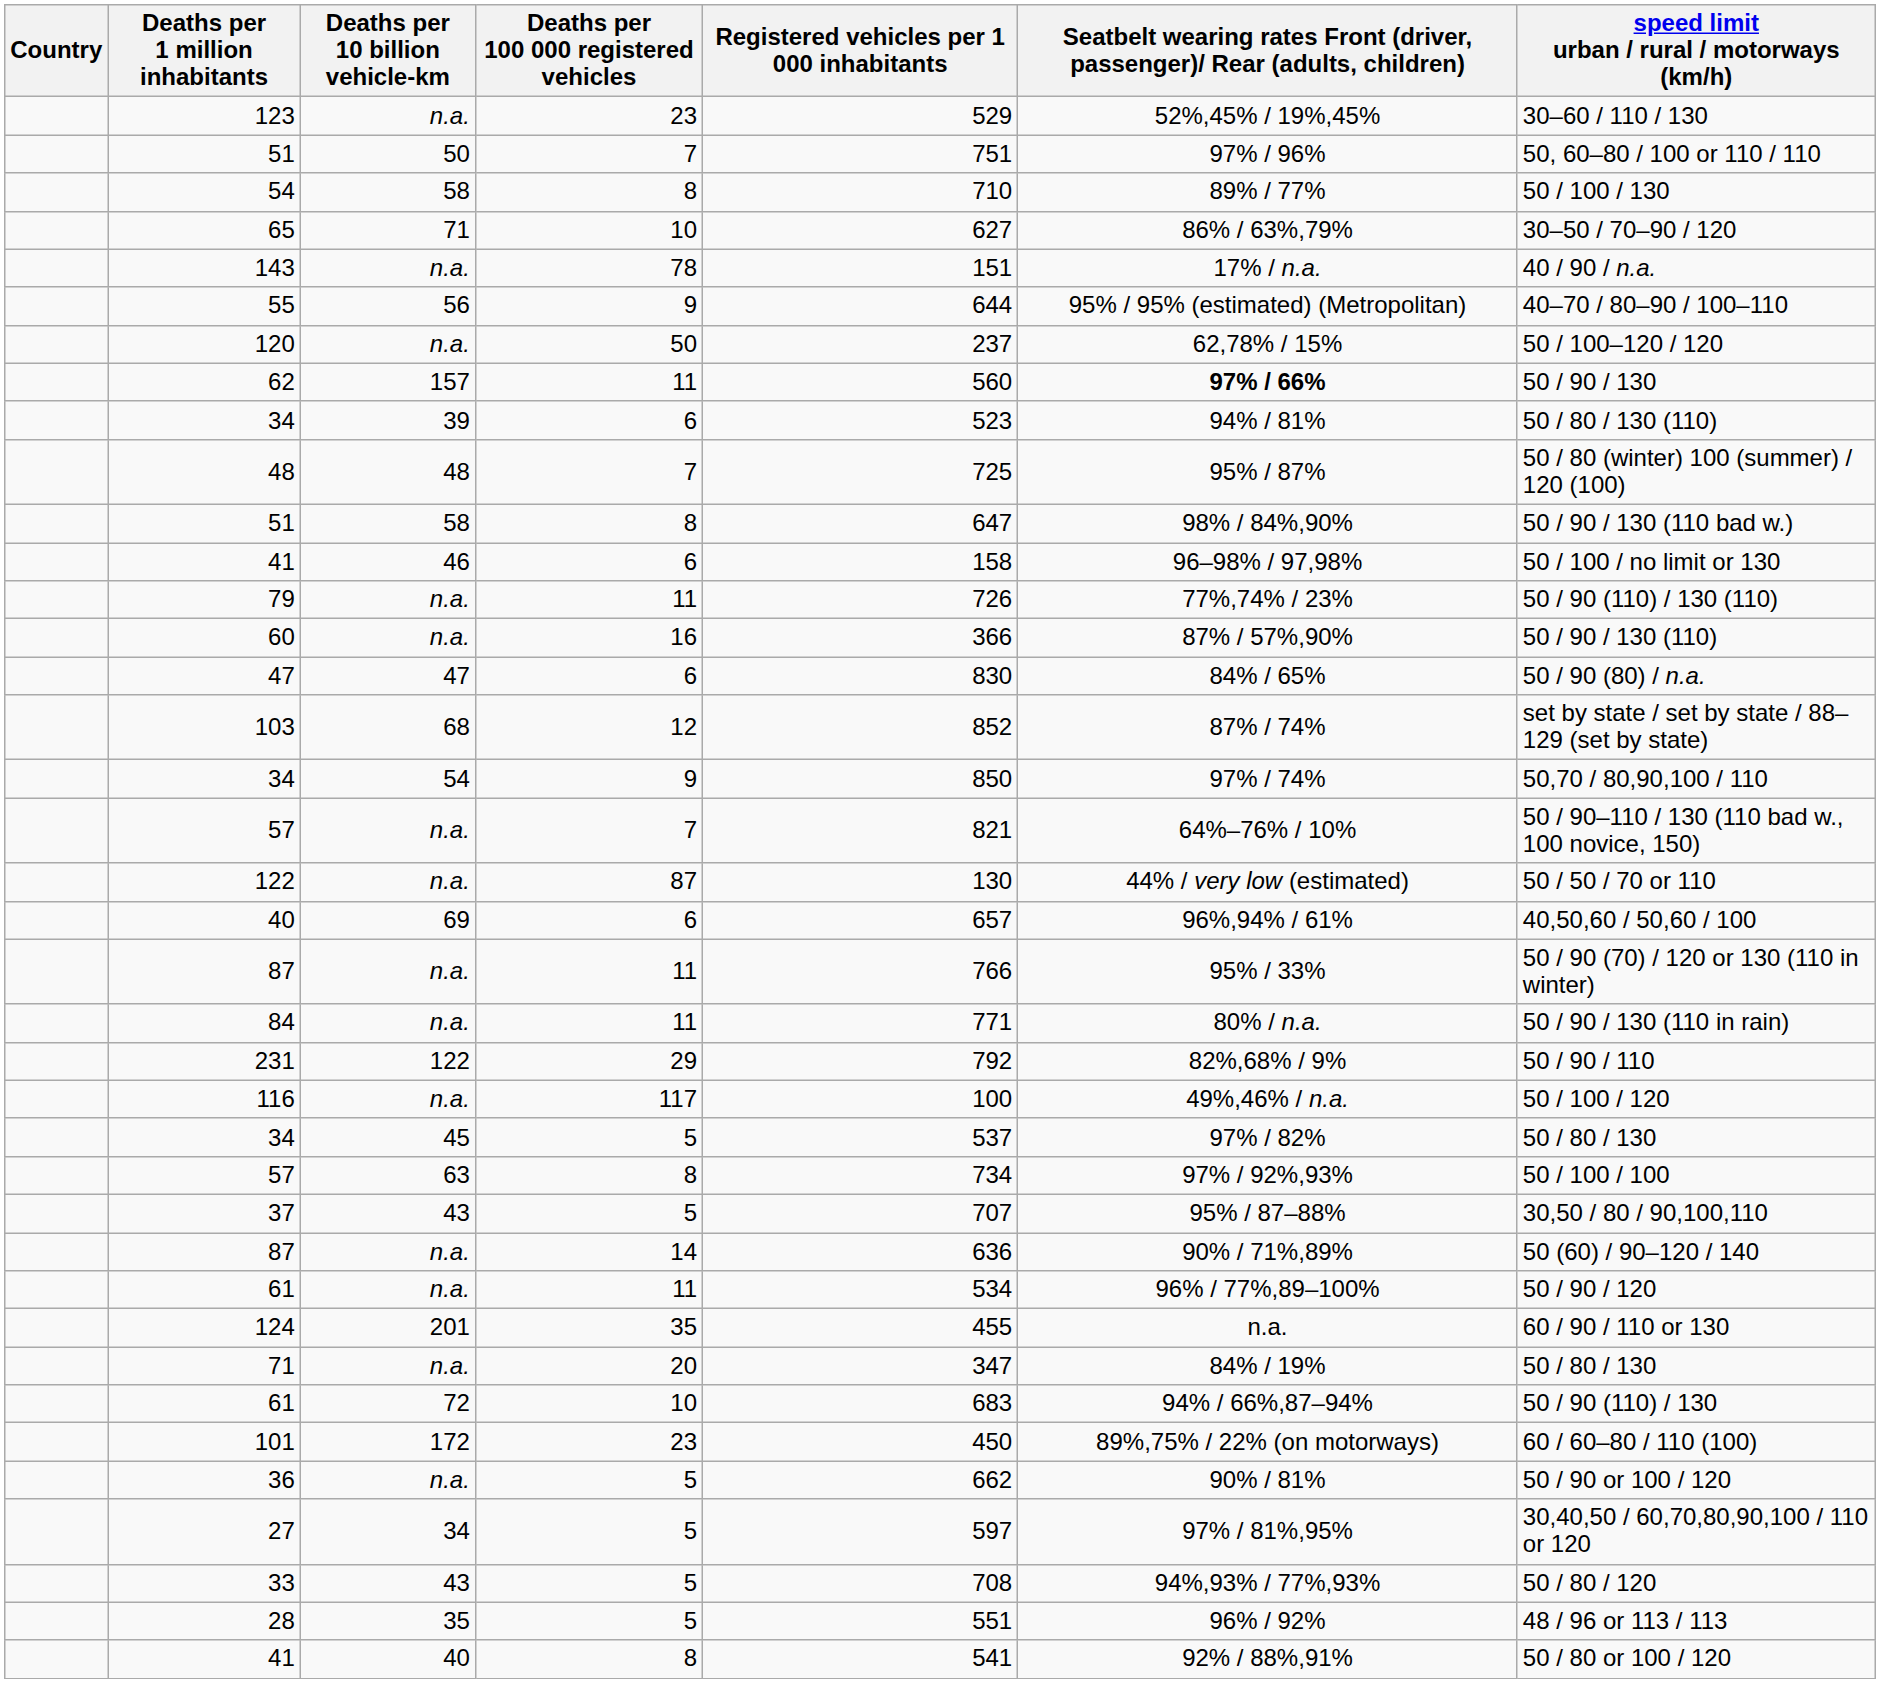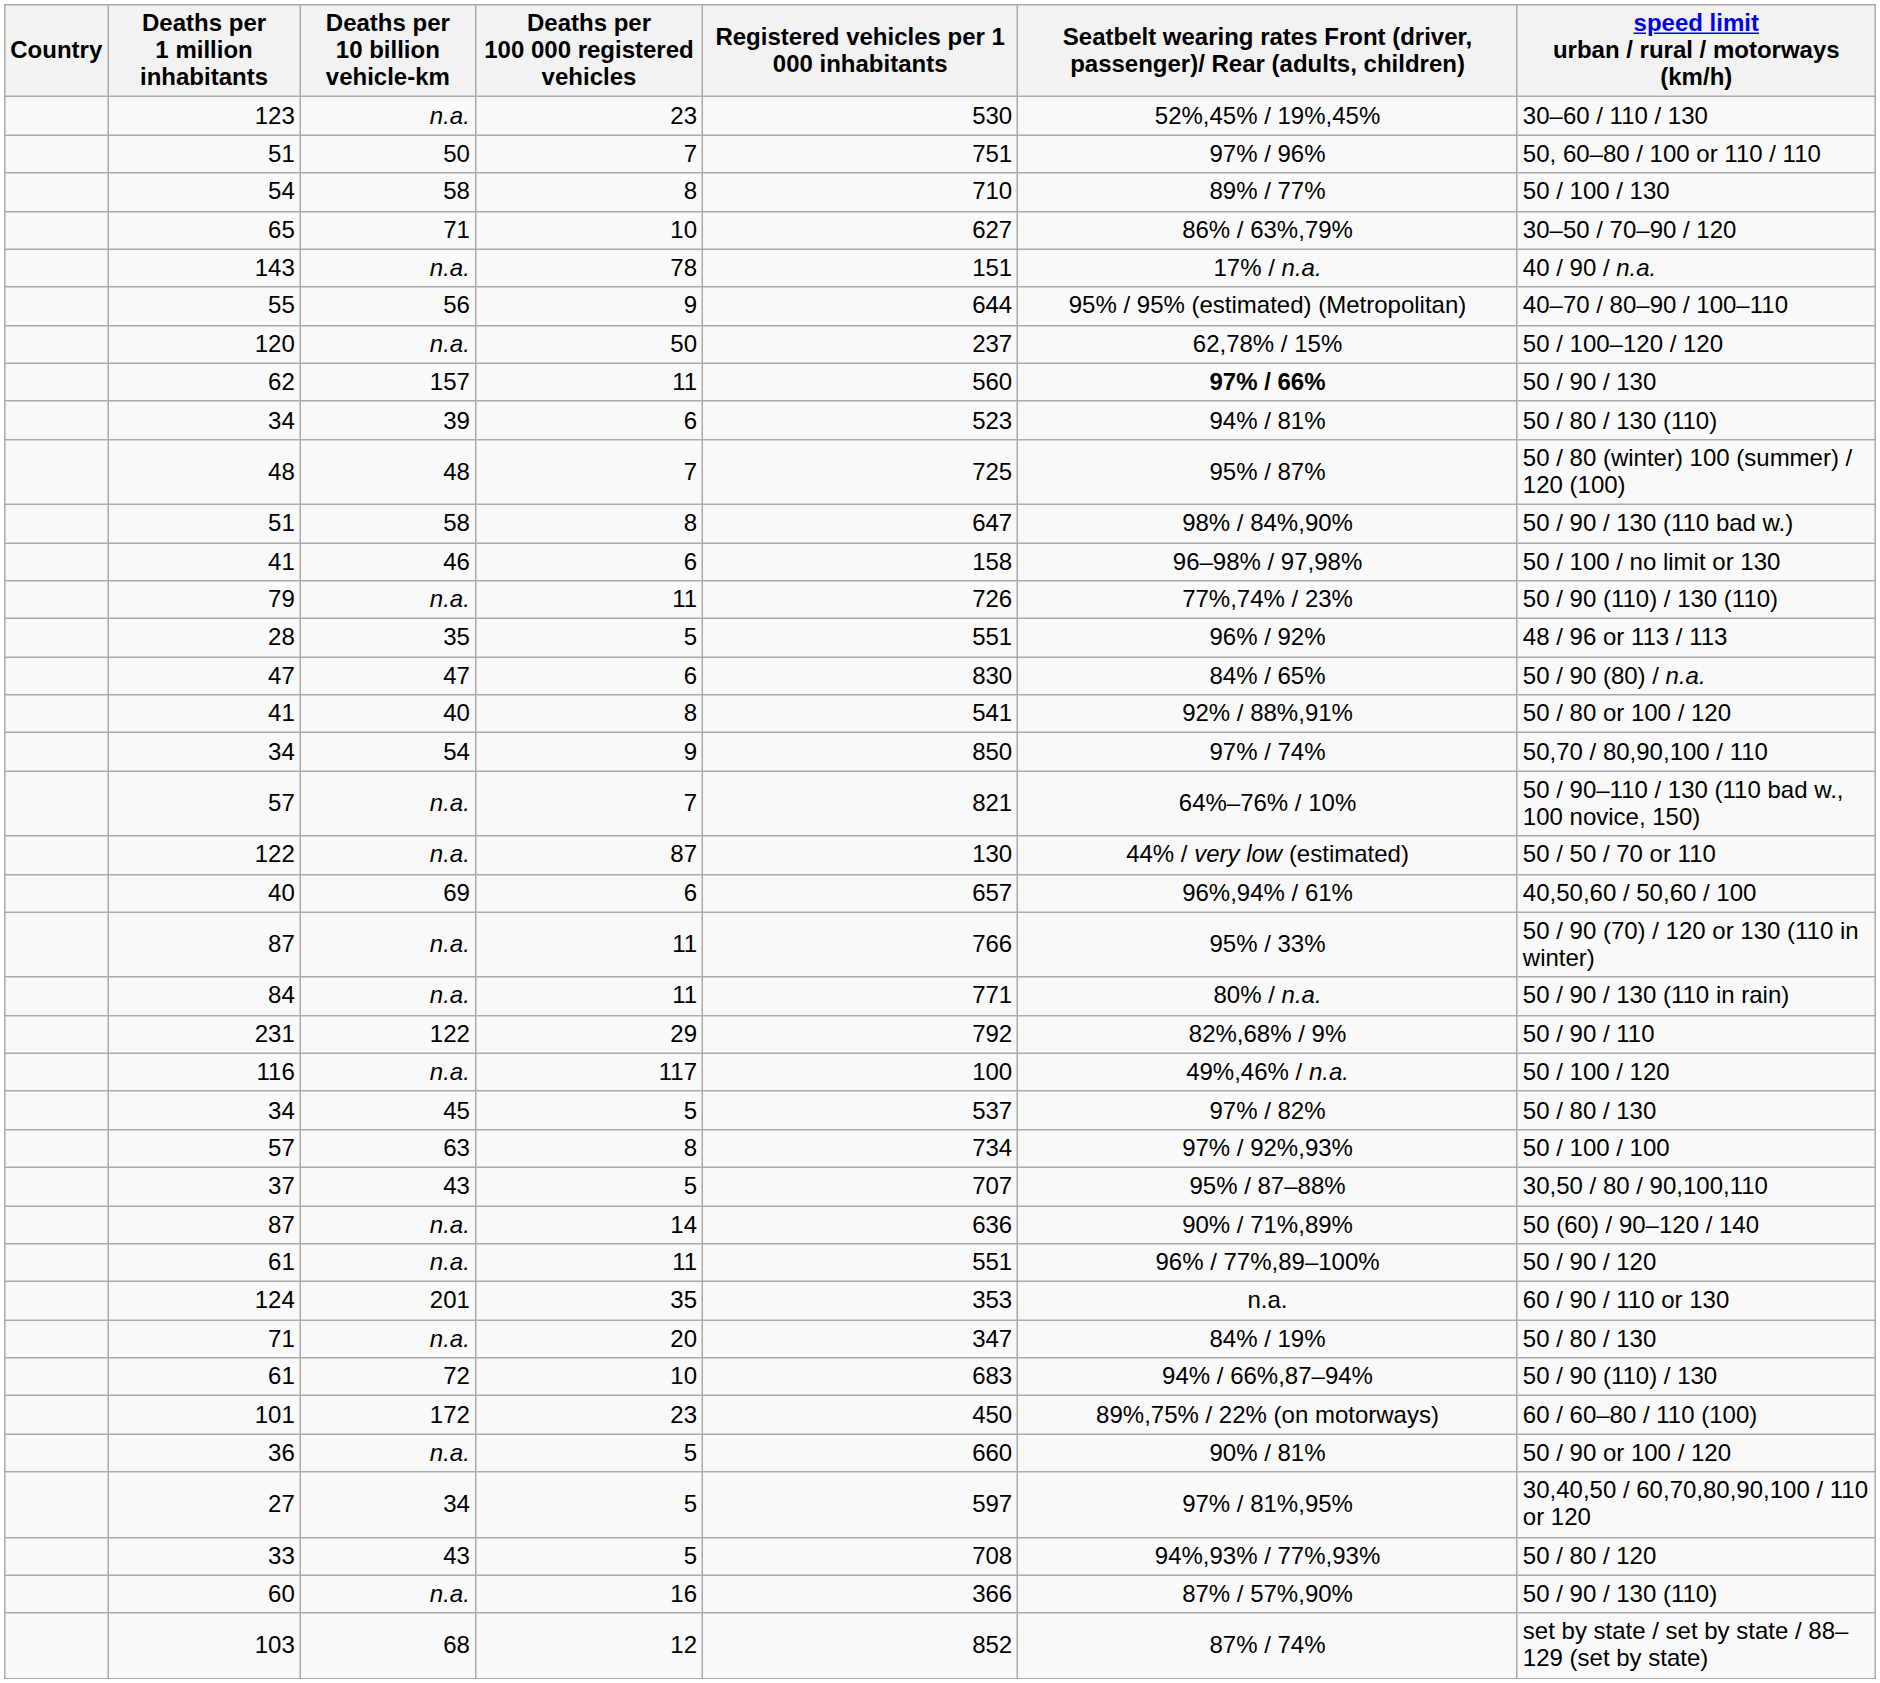(992, 115) 529 -> (992, 115) 530
rows swapped: (281, 637) <-> (281, 1620)
rows swapped: (281, 1658) <-> (275, 727)
(992, 1289) 534 -> (992, 1262) 551
(992, 1327) 455 -> (992, 1300) 353
(992, 1479) 662 -> (992, 1452) 660
